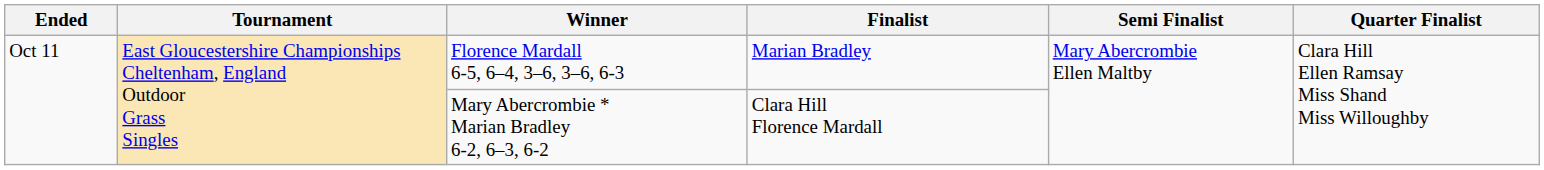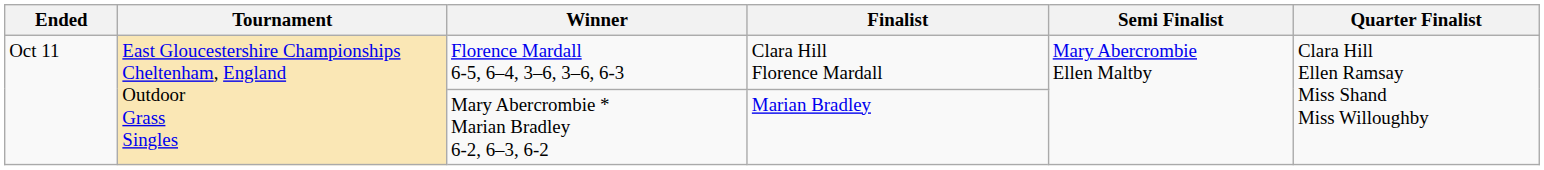(811, 50) Marian Bradley -> (817, 61) Clara Hill Florence Mardall
(817, 115) Clara Hill Florence Mardall -> (811, 104) Marian Bradley
